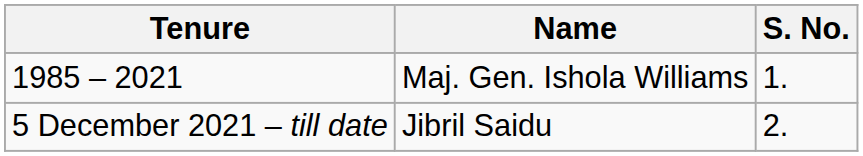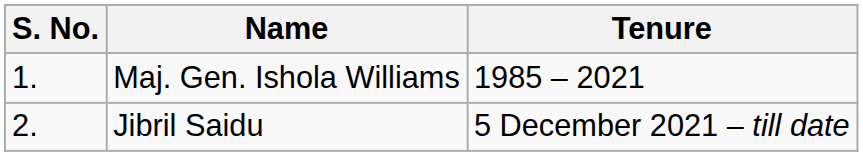columns swapped: (806, 28) <-> (200, 28)
